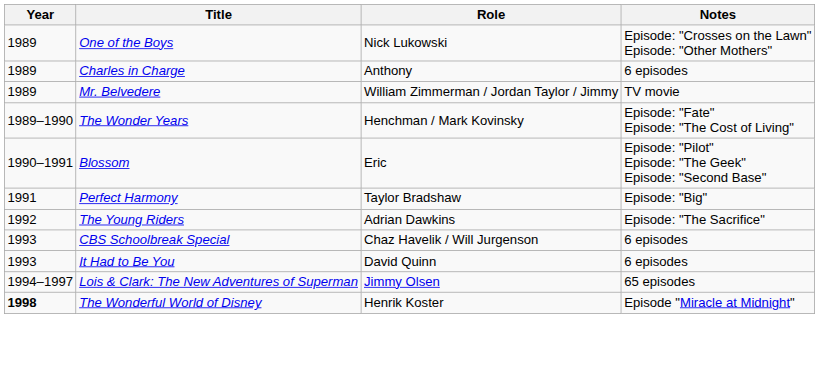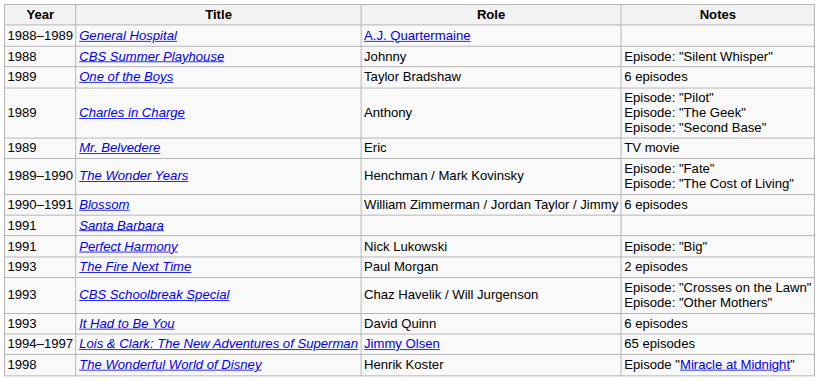+ row: (128, 35)
+ row: (152, 56)
(406, 43) Nick Lukowski -> (413, 77) Taylor Bradshaw
(718, 43) Episode: "Crosses on the Lawn" Episode: "Other Mothers" -> (656, 77) 6 episodes
(656, 71) 6 episodes -> (695, 112) Episode: "Pilot" Episode: "The Geek" Episode: "Second Base"
(491, 92) William Zimmerman / Jordan Taylor / Jimmy -> (375, 148) Eric
(375, 163) Eric -> (491, 204) William Zimmerman / Jordan Taylor / Jimmy
(695, 163) Episode: "Pilot" Episode: "The Geek" Episode: "Second Base" -> (656, 204) 6 episodes
+ row: (121, 225)
(413, 198) Taylor Bradshaw -> (406, 246) Nick Lukowski
- row: (132, 219)
+ row: (135, 267)
(656, 240) 6 episodes -> (718, 295) Episode: "Crosses on the Lawn" Episode: "Other Mothers"
(22, 302) bold -> (22, 365) normal
